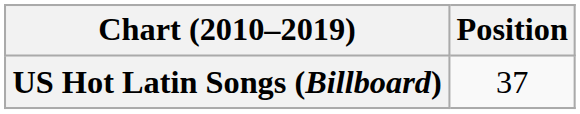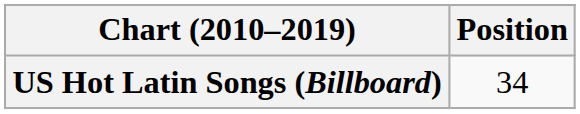(512, 81) 37 -> (512, 81) 34
